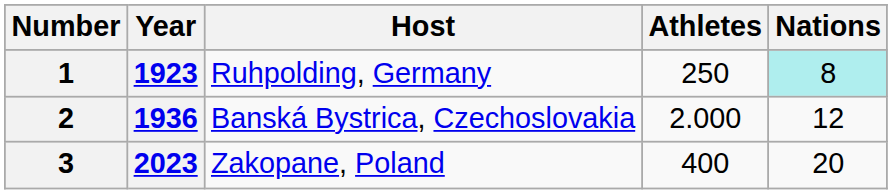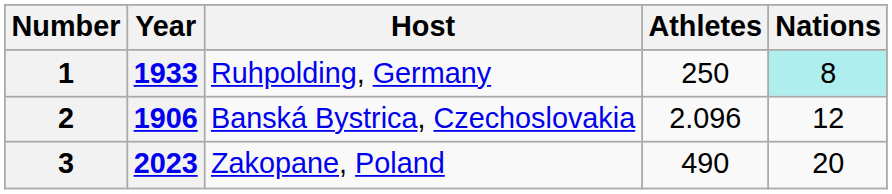(166, 73) 1923 -> (166, 73) 1933
(166, 118) 1936 -> (166, 118) 1906
(705, 118) 2.000 -> (705, 118) 2.096
(705, 164) 400 -> (705, 164) 490
